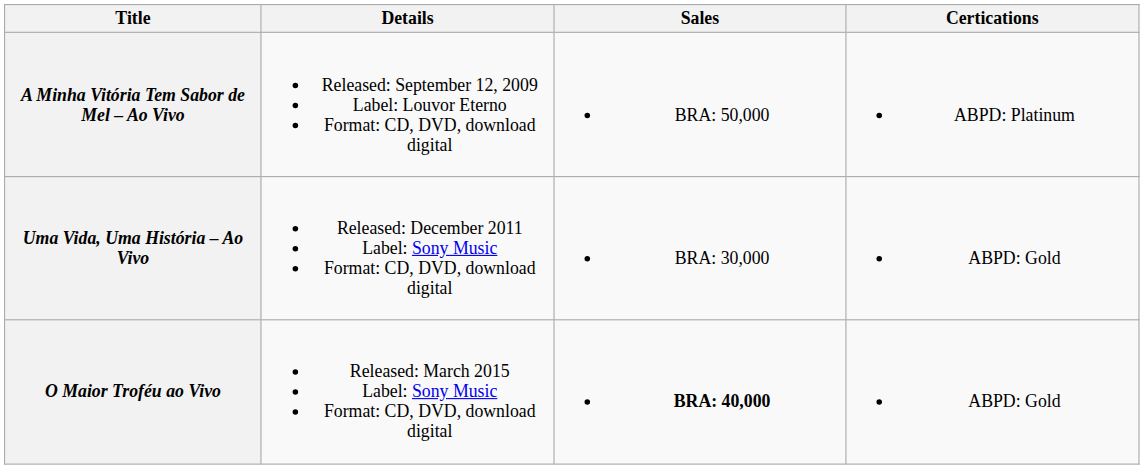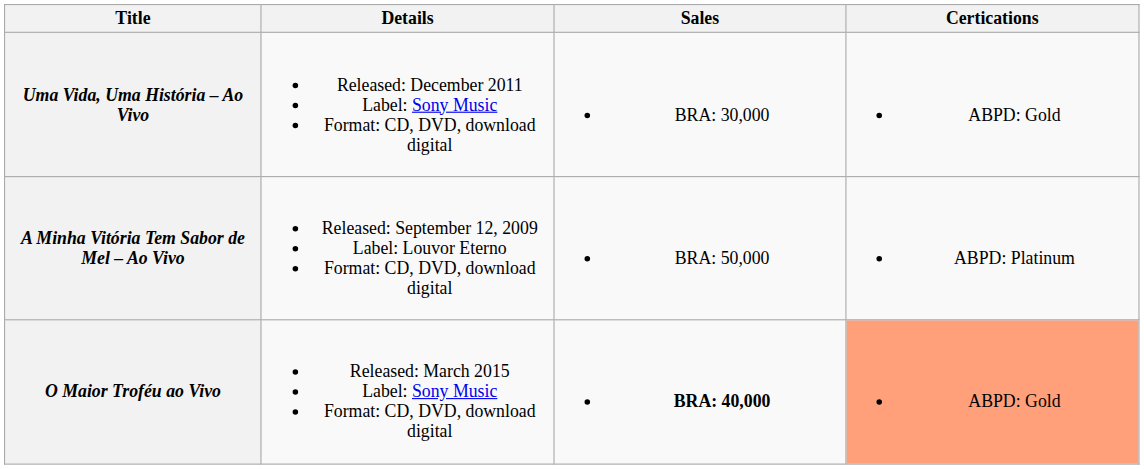rows swapped: (133, 104) <-> (133, 248)
(992, 402) no background -> (992, 402) lightsalmon background
